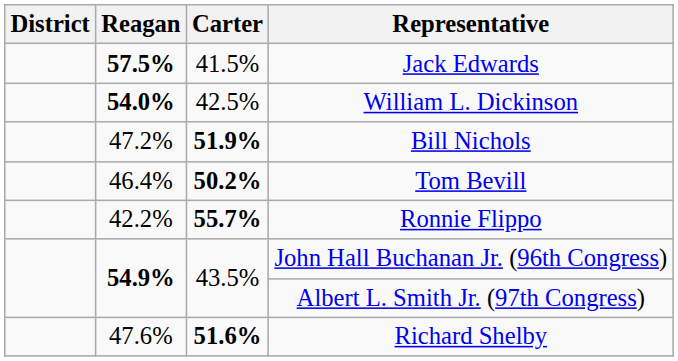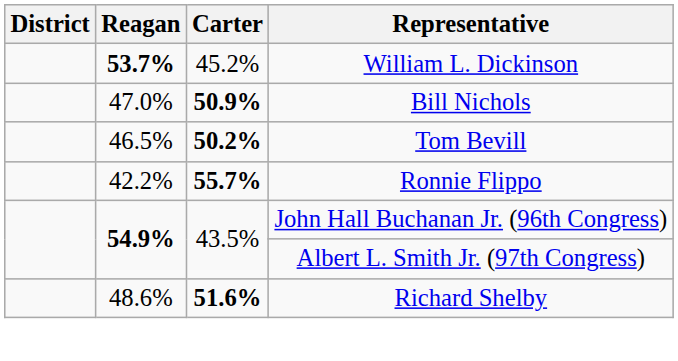- row: (471, 63)
(141, 102) 54.0% -> (141, 63) 53.7%
(227, 102) 42.5% -> (227, 63) 45.2%
(141, 141) 47.2% -> (141, 102) 47.0%
(227, 141) 51.9% -> (227, 102) 50.9%
(141, 180) 46.4% -> (141, 141) 46.5%
(141, 336) 47.6% -> (141, 297) 48.6%
